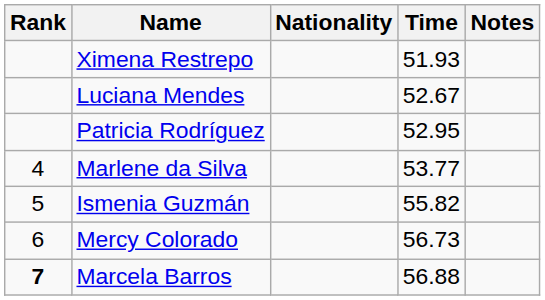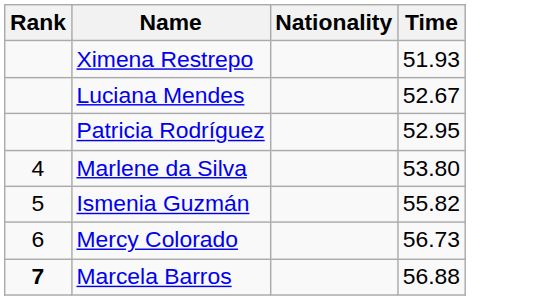- column: (502, 22)
(431, 167) 53.77 -> (431, 167) 53.80
